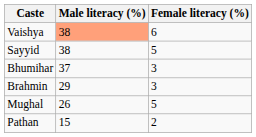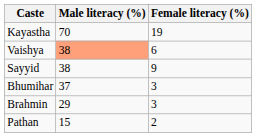+ row: (29, 31)
(154, 50) 5 -> (154, 68) 9
- row: (25, 104)
